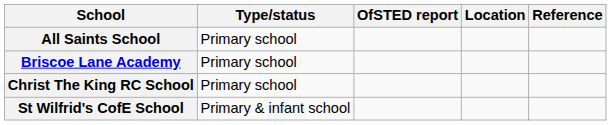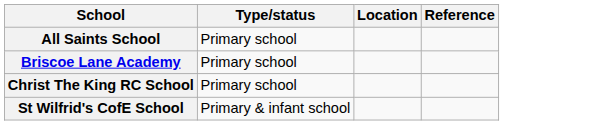- column: (408, 16)
